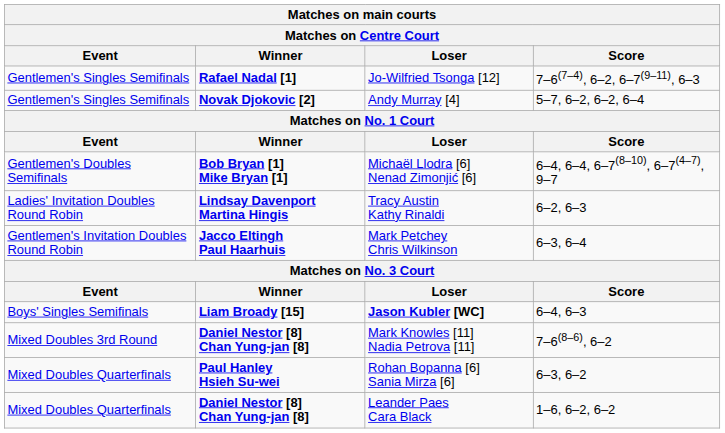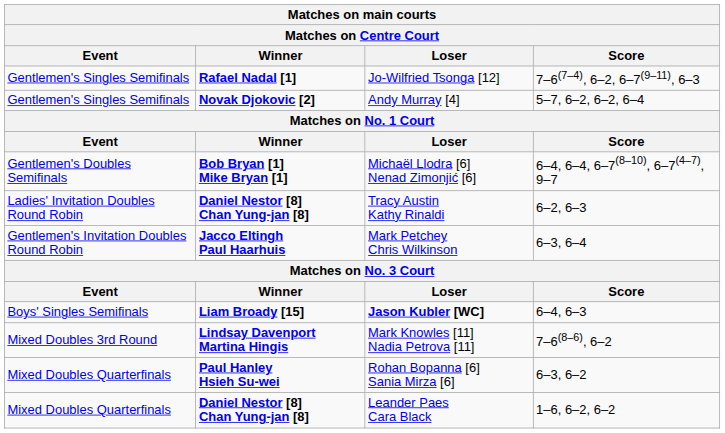(257, 208) Lindsay Davenport Martina Hingis -> (254, 208) Daniel Nestor [8] Chan Yung-jan [8]
(254, 340) Daniel Nestor [8] Chan Yung-jan [8] -> (257, 340) Lindsay Davenport Martina Hingis
